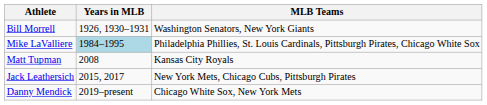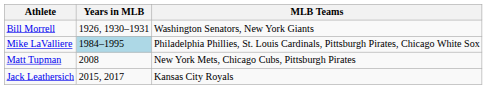(194, 60) Kansas City Royals -> (255, 60) New York Mets, Chicago Cubs, Pittsburgh Pirates
(255, 76) New York Mets, Chicago Cubs, Pittsburgh Pirates -> (194, 76) Kansas City Royals
- row: (39, 92)
